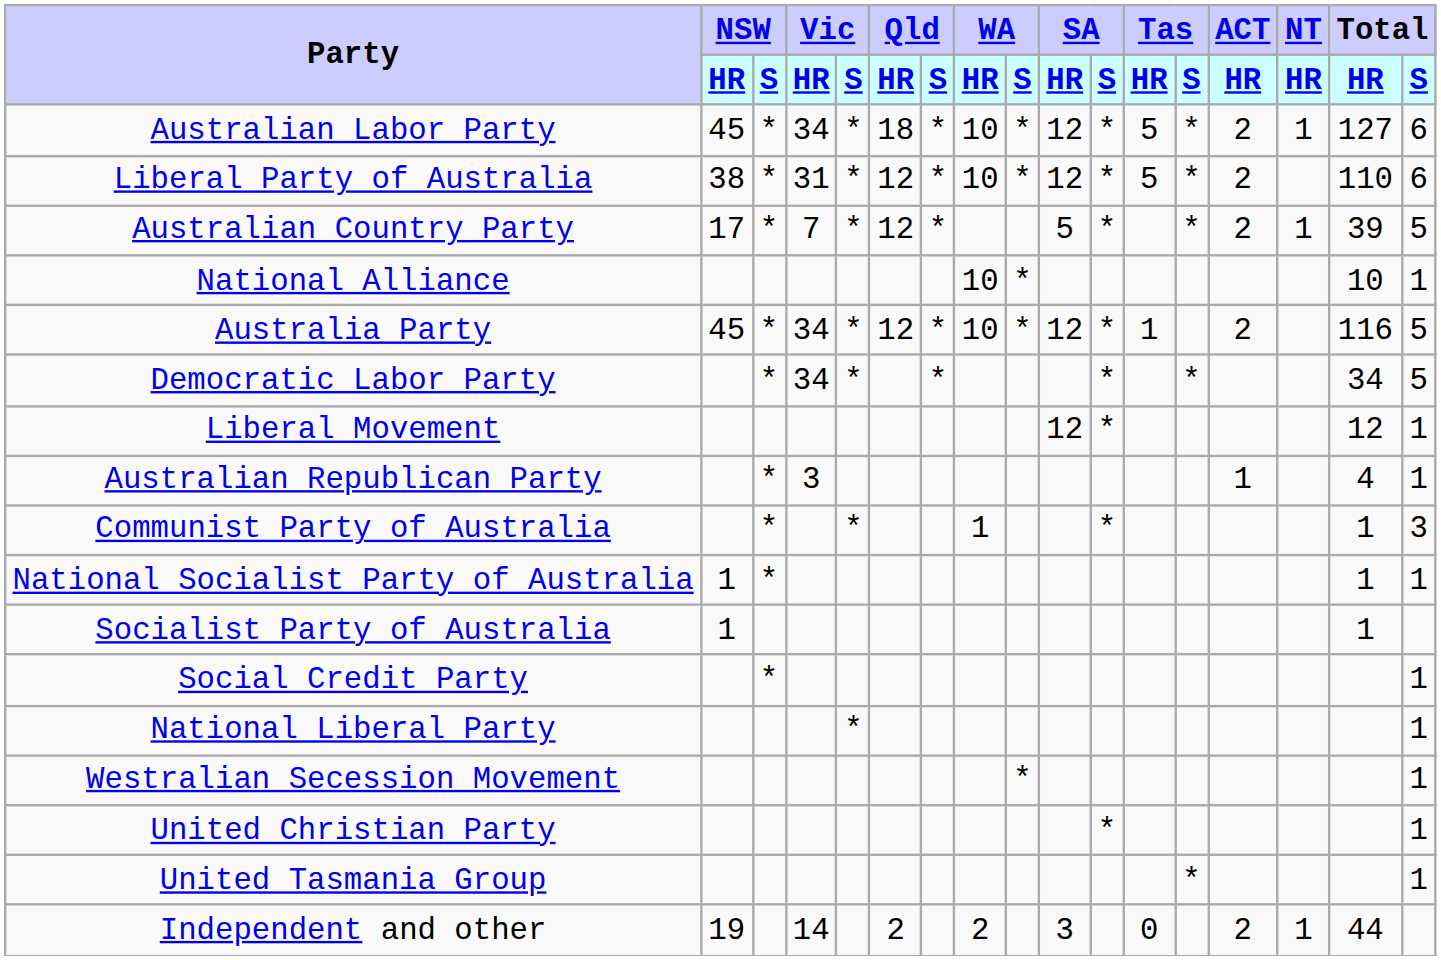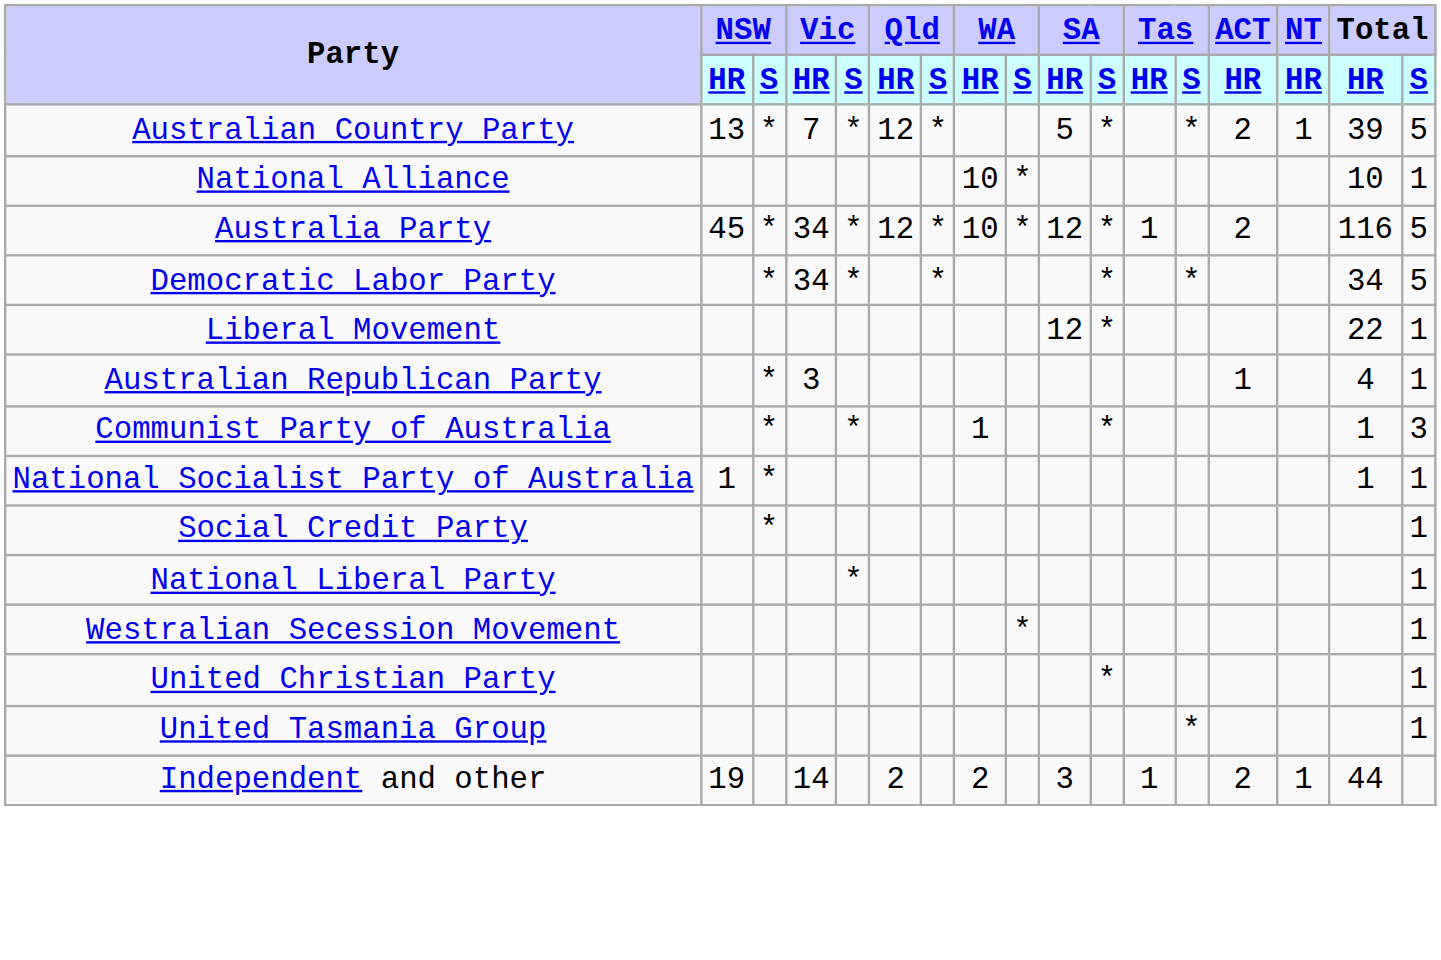- row: (353, 130)
- row: (353, 180)
(727, 230) 17 -> (727, 130) 13
(1365, 430) 12 -> (1365, 330) 22
- row: (353, 630)
(1149, 930) 0 -> (1149, 780) 1
